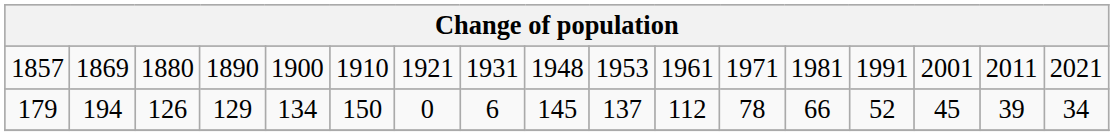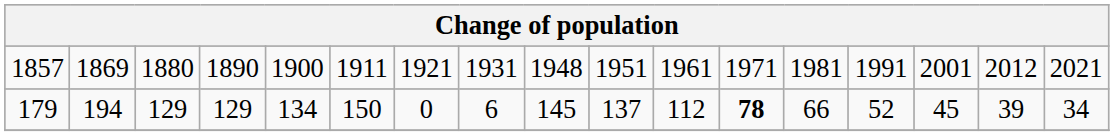(362, 67) 1910 -> (362, 67) 1911
(622, 67) 1953 -> (621, 67) 1951
(1012, 67) 2011 -> (1011, 67) 2012
(167, 109) 126 -> (167, 109) 129
(752, 109) normal -> (751, 109) bold
